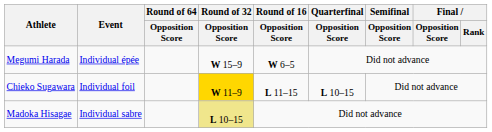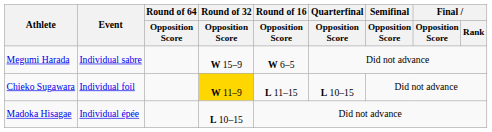(109, 60) Individual épée -> (111, 60) Individual sabre
(111, 114) Individual sabre -> (109, 114) Individual épée
(226, 120) khaki background -> (226, 120) no background
